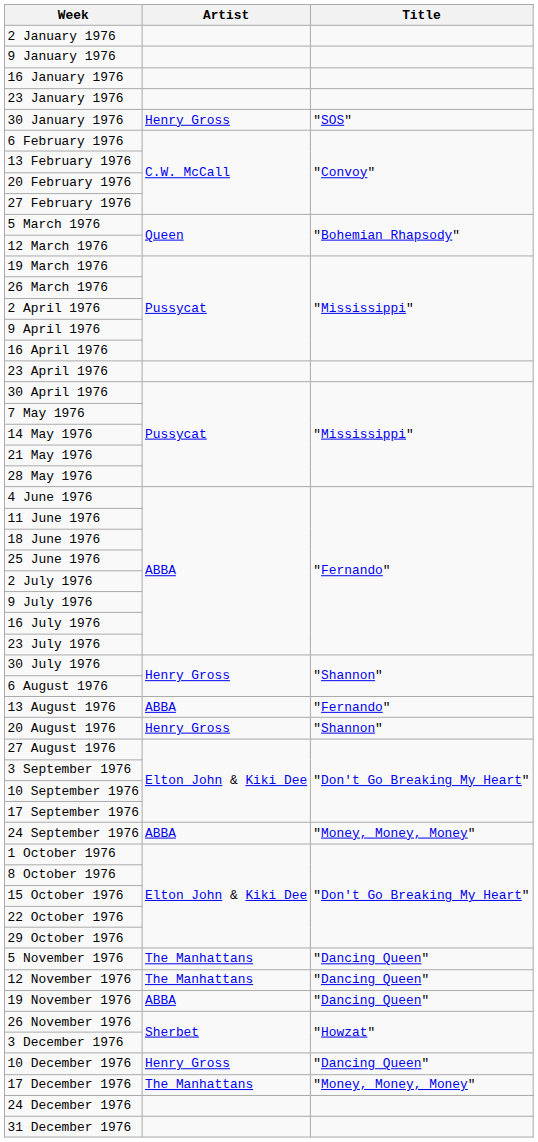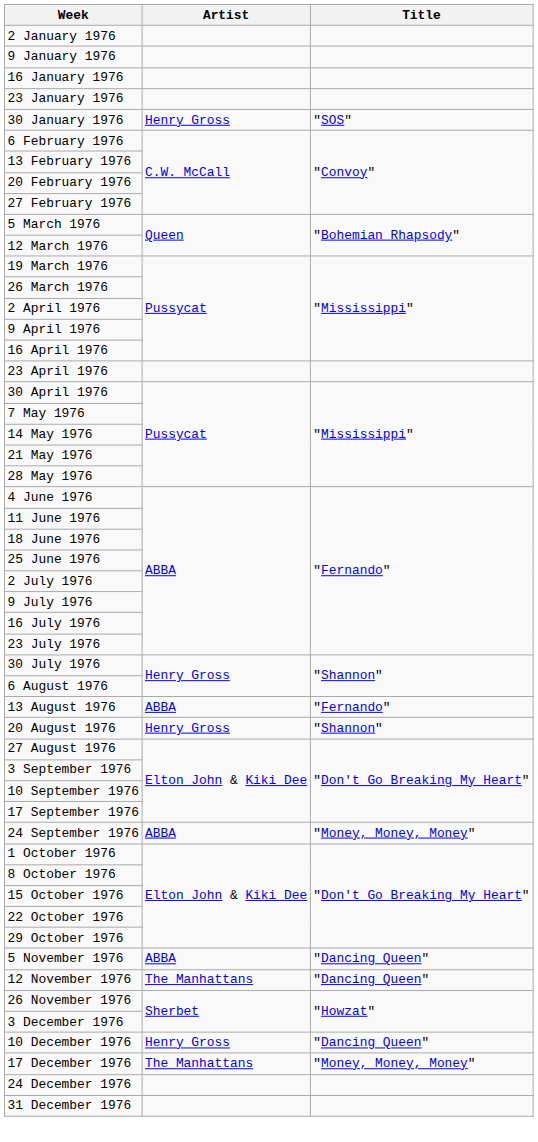(199, 959) The Manhattans -> (160, 959) ABBA
- row: (69, 1001)
